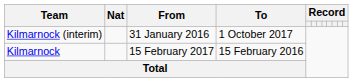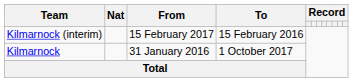(169, 34) 31 January 2016 -> (172, 34) 15 February 2017
(256, 34) 1 October 2017 -> (261, 34) 15 February 2016
(172, 51) 15 February 2017 -> (169, 51) 31 January 2016
(261, 51) 15 February 2016 -> (256, 51) 1 October 2017
